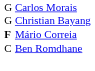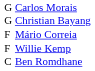(8, 34) bold -> (7, 34) normal
+ row: (43, 48)
